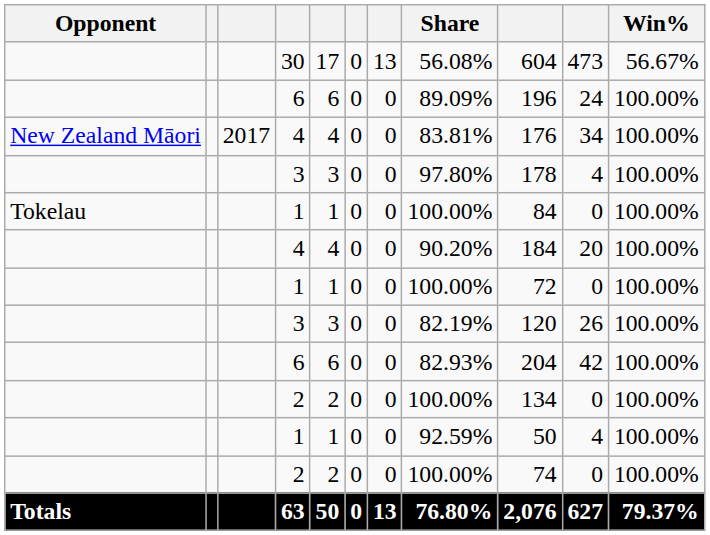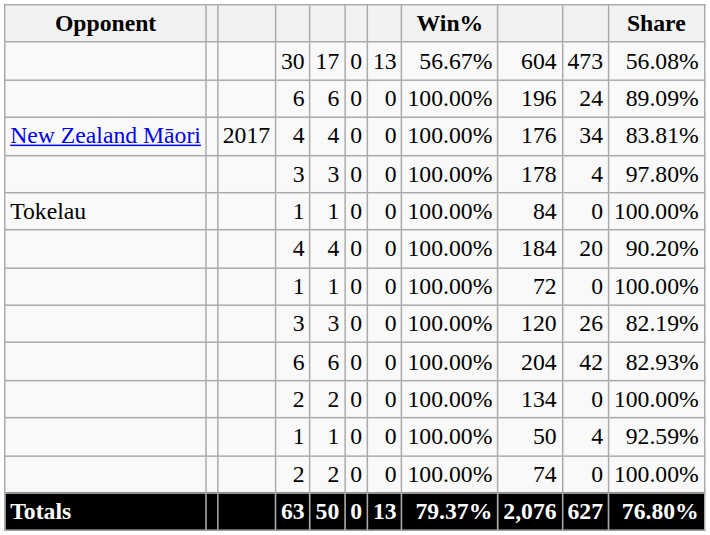columns swapped: (656, 23) <-> (450, 23)
